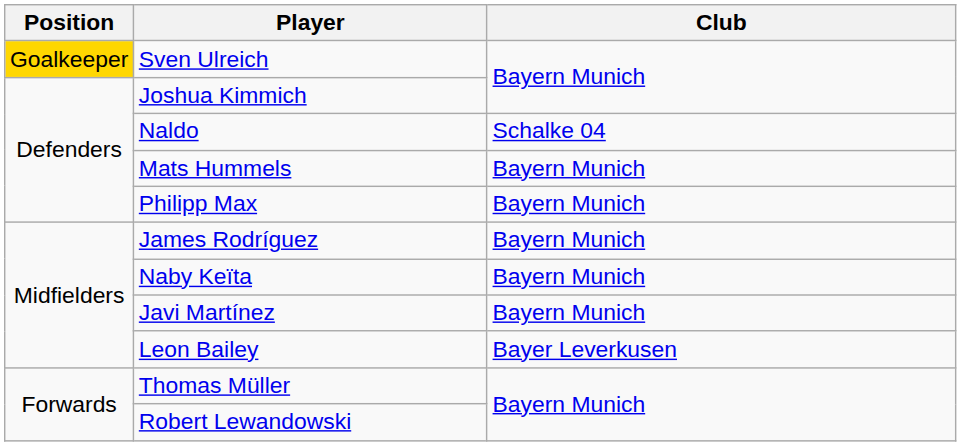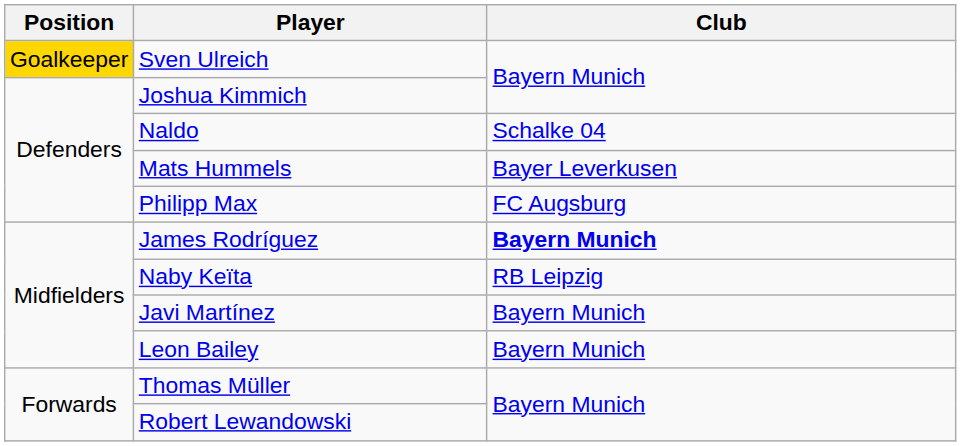(569, 167) Bayern Munich -> (585, 167) Bayer Leverkusen
(569, 204) Bayern Munich -> (559, 204) FC Augsburg
(569, 240) normal -> (575, 240) bold
(569, 276) Bayern Munich -> (548, 276) RB Leipzig
(585, 349) Bayer Leverkusen -> (569, 349) Bayern Munich
